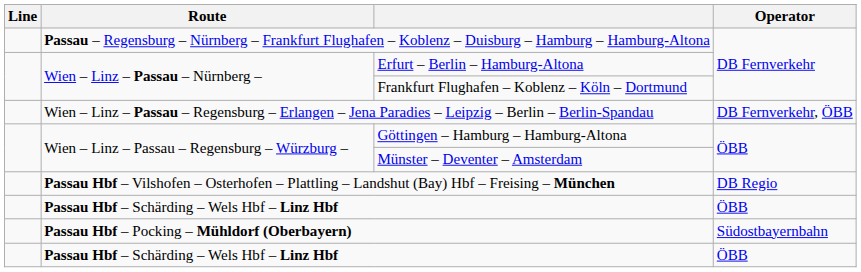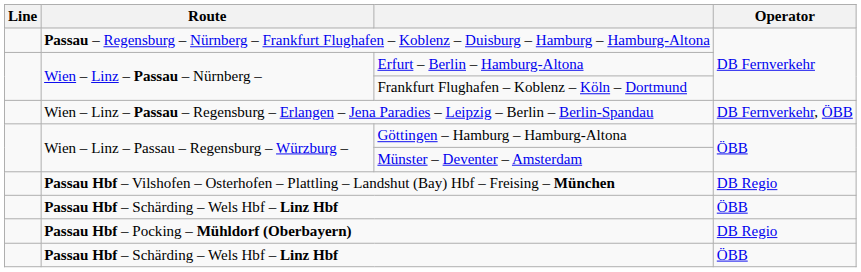(772, 231) Südostbayernbahn -> (747, 231) DB Regio
